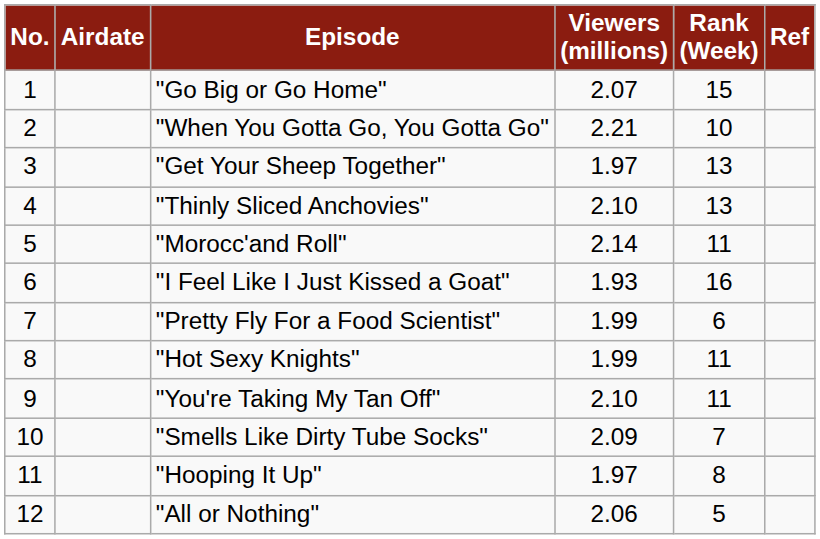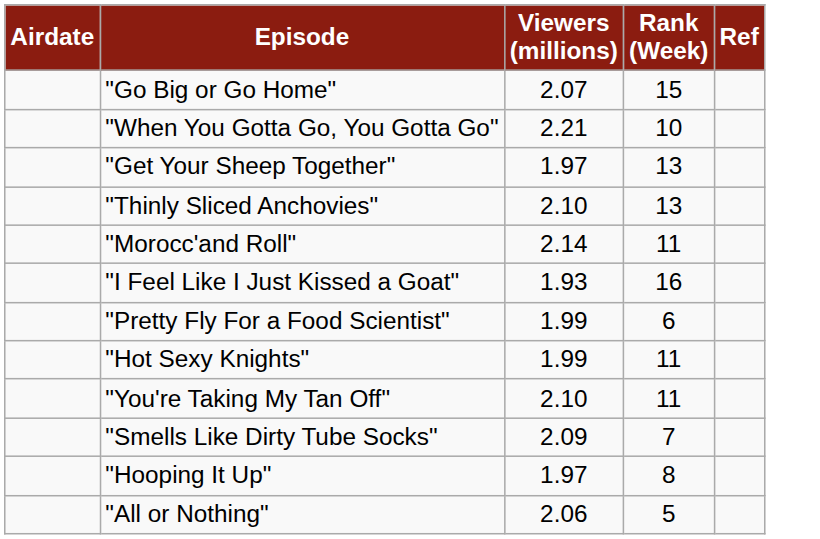- column: (30, 37)
